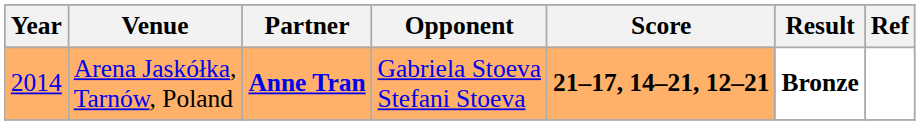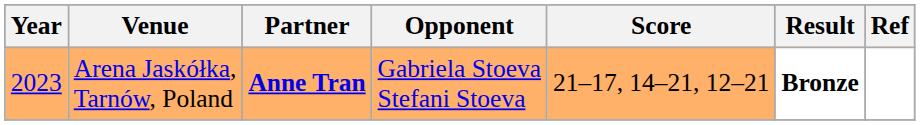(36, 82) 2014 -> (36, 82) 2023
(661, 82) bold -> (661, 82) normal
